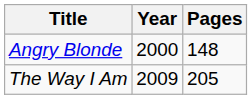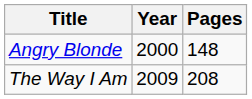(203, 79) 205 -> (203, 79) 208
